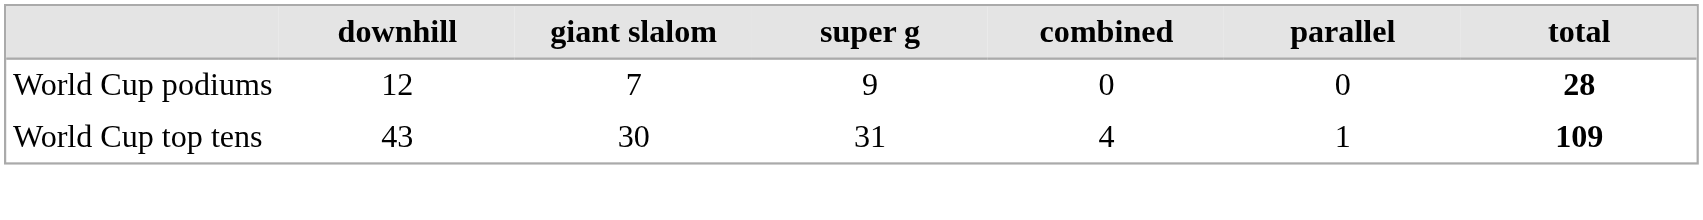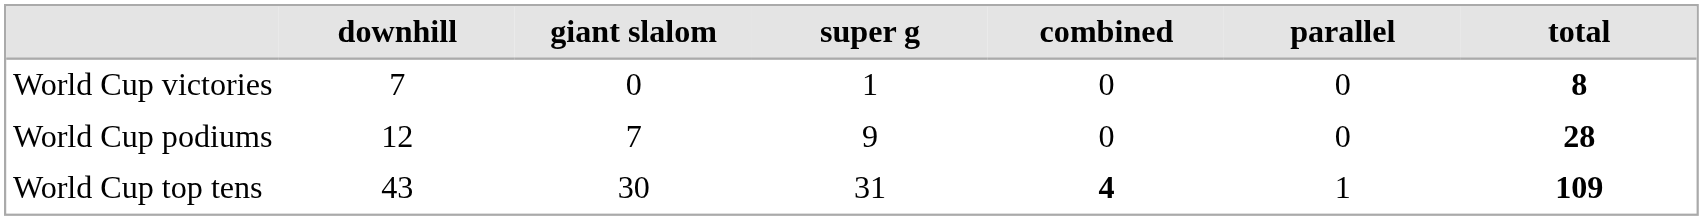+ row: (143, 84)
(1106, 136) normal -> (1106, 187) bold
